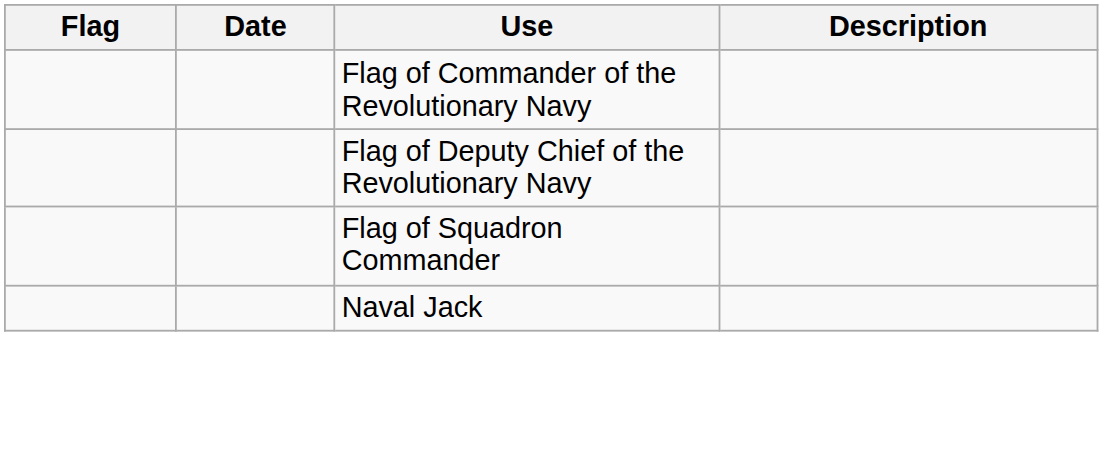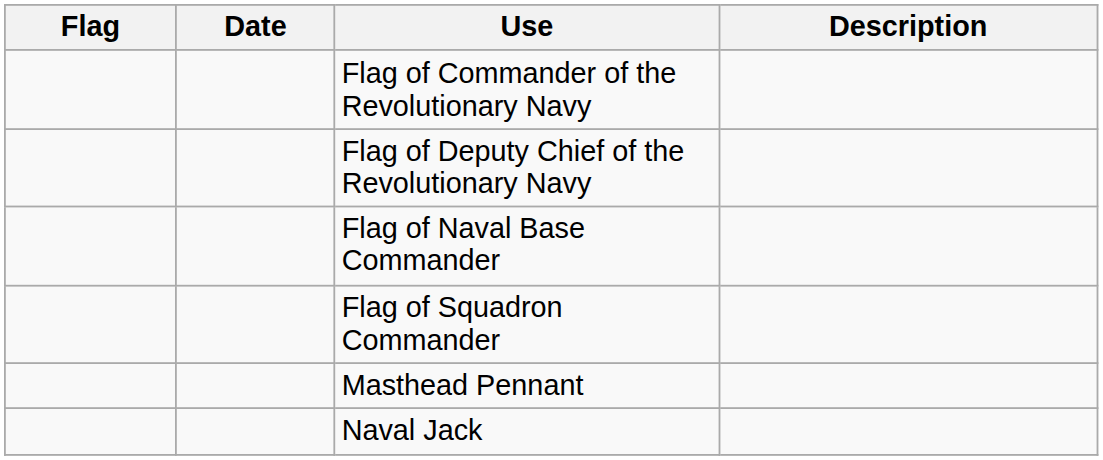+ row: (463, 245)
+ row: (463, 385)
